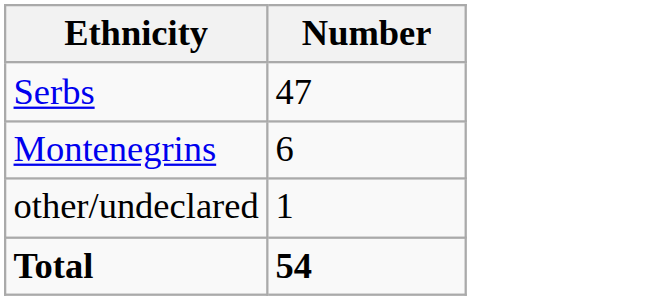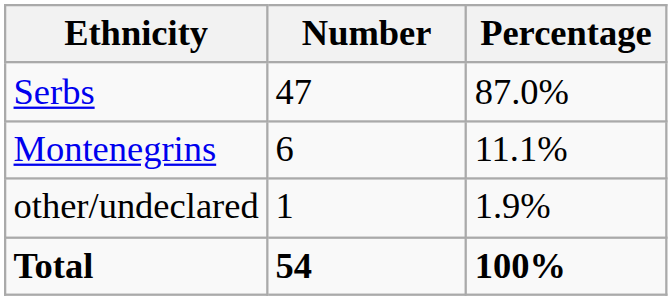+ column: (566, 33)
